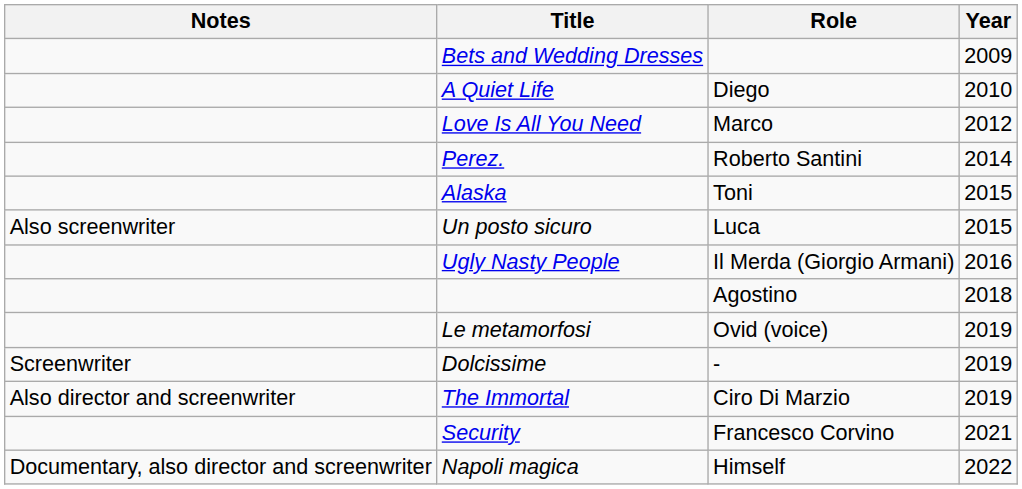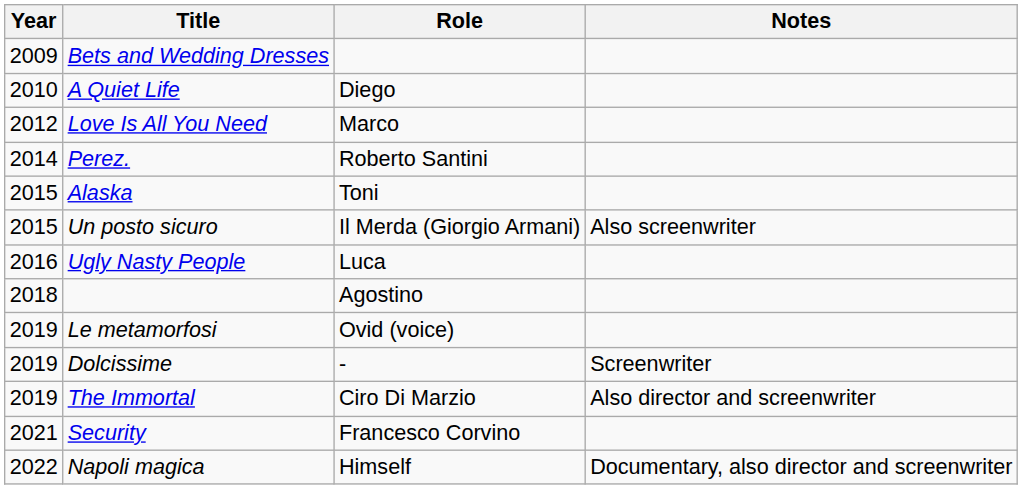columns swapped: (988, 21) <-> (221, 21)
(737, 227) Luca -> (460, 227) Il Merda (Giorgio Armani)
(834, 261) Il Merda (Giorgio Armani) -> (362, 261) Luca
